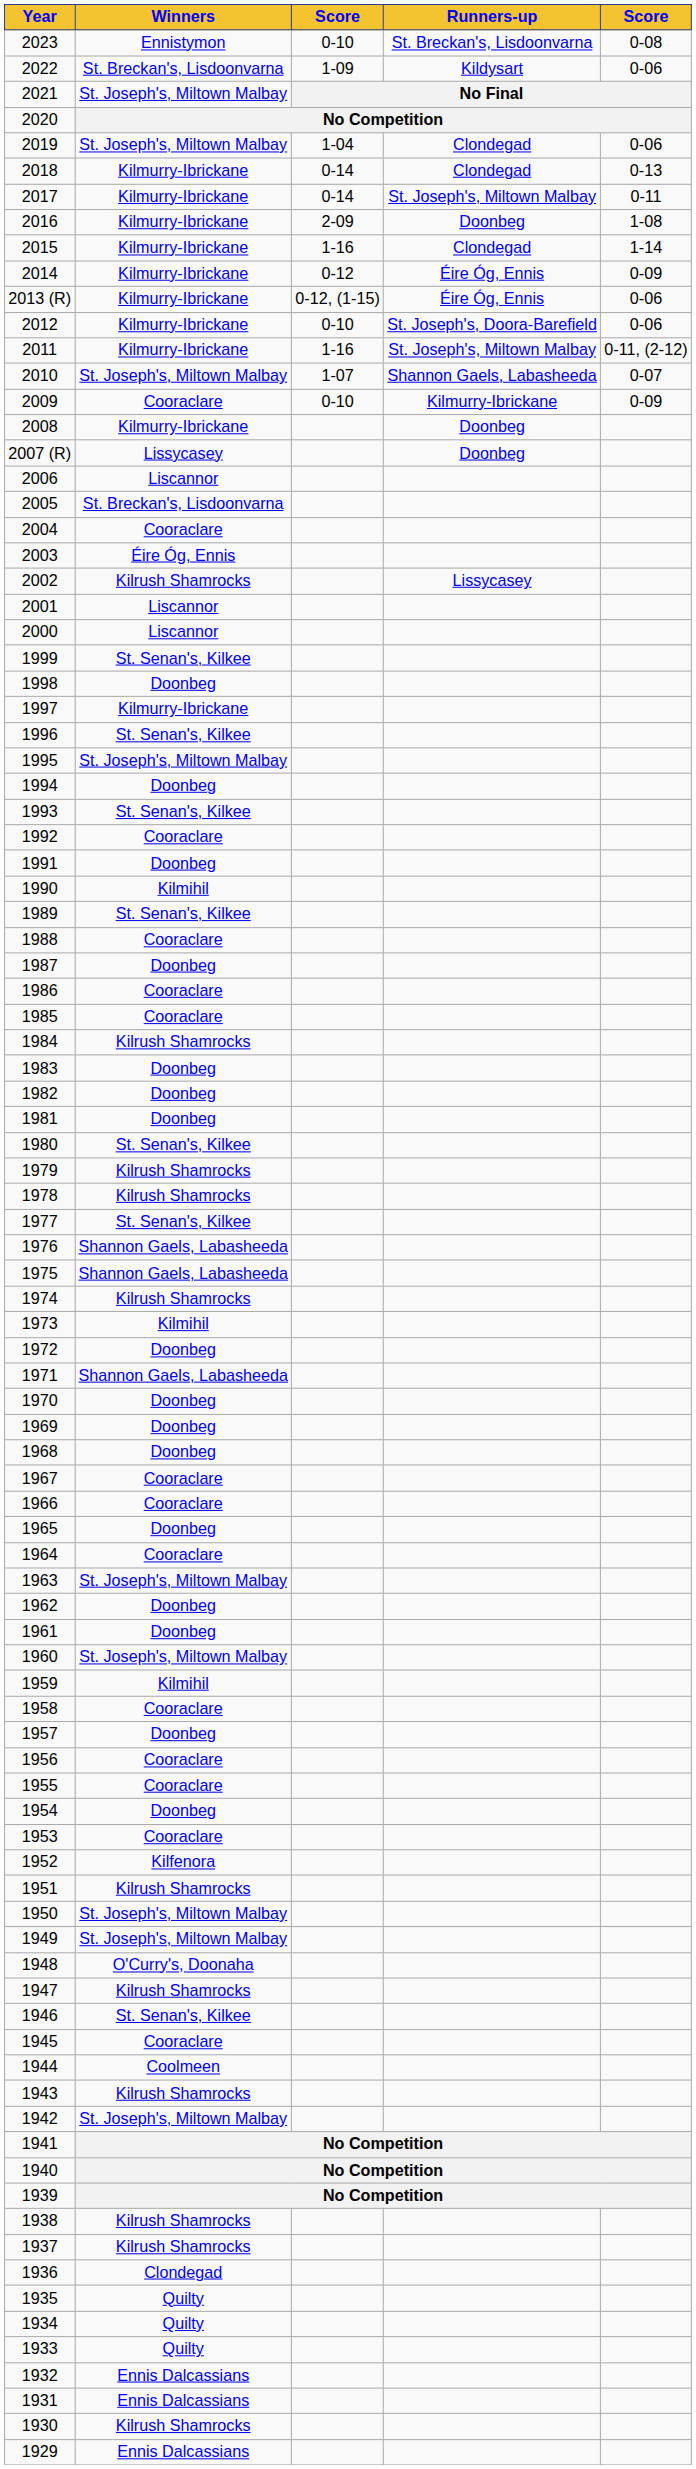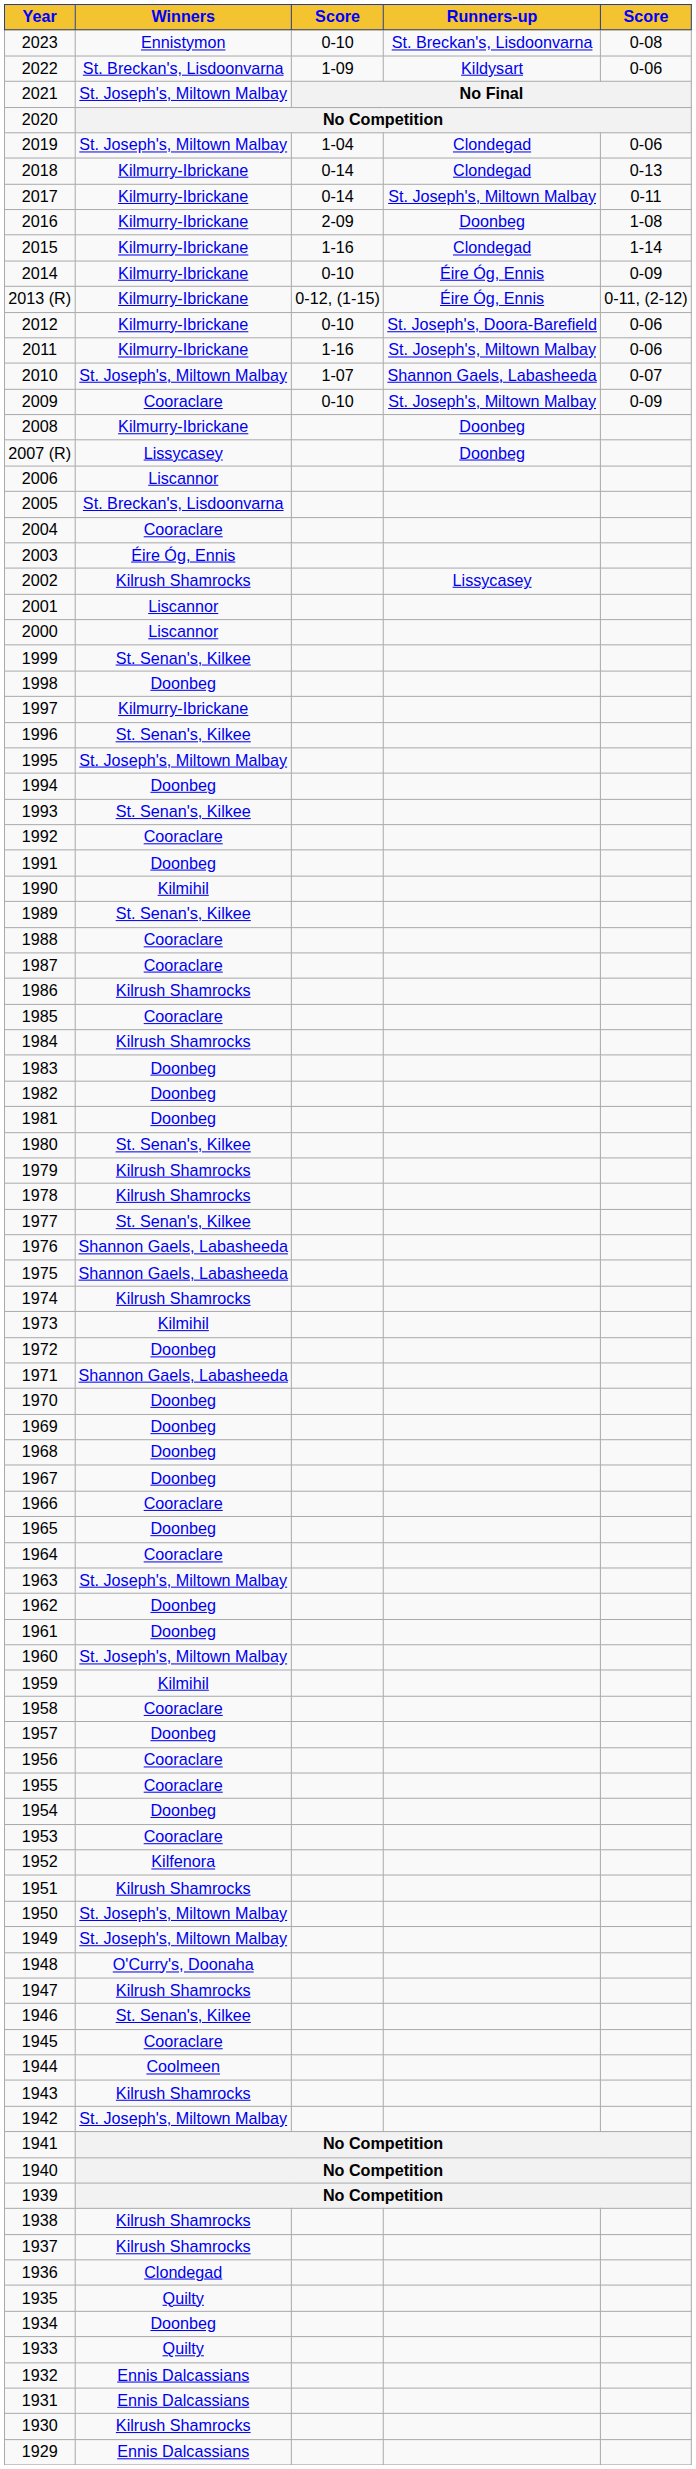(338, 273) 0-12 -> (338, 273) 0-10
(646, 299) 0-06 -> (646, 299) 0-11, (2-12)
(646, 350) 0-11, (2-12) -> (646, 350) 0-06
(492, 401) Kilmurry-Ibrickane -> (492, 401) St. Joseph's, Miltown Malbay
(183, 965) Doonbeg -> (183, 965) Cooraclare
(183, 991) Cooraclare -> (183, 991) Kilrush Shamrocks
(183, 1478) Cooraclare -> (183, 1478) Doonbeg
(183, 2323) Quilty -> (183, 2323) Doonbeg
